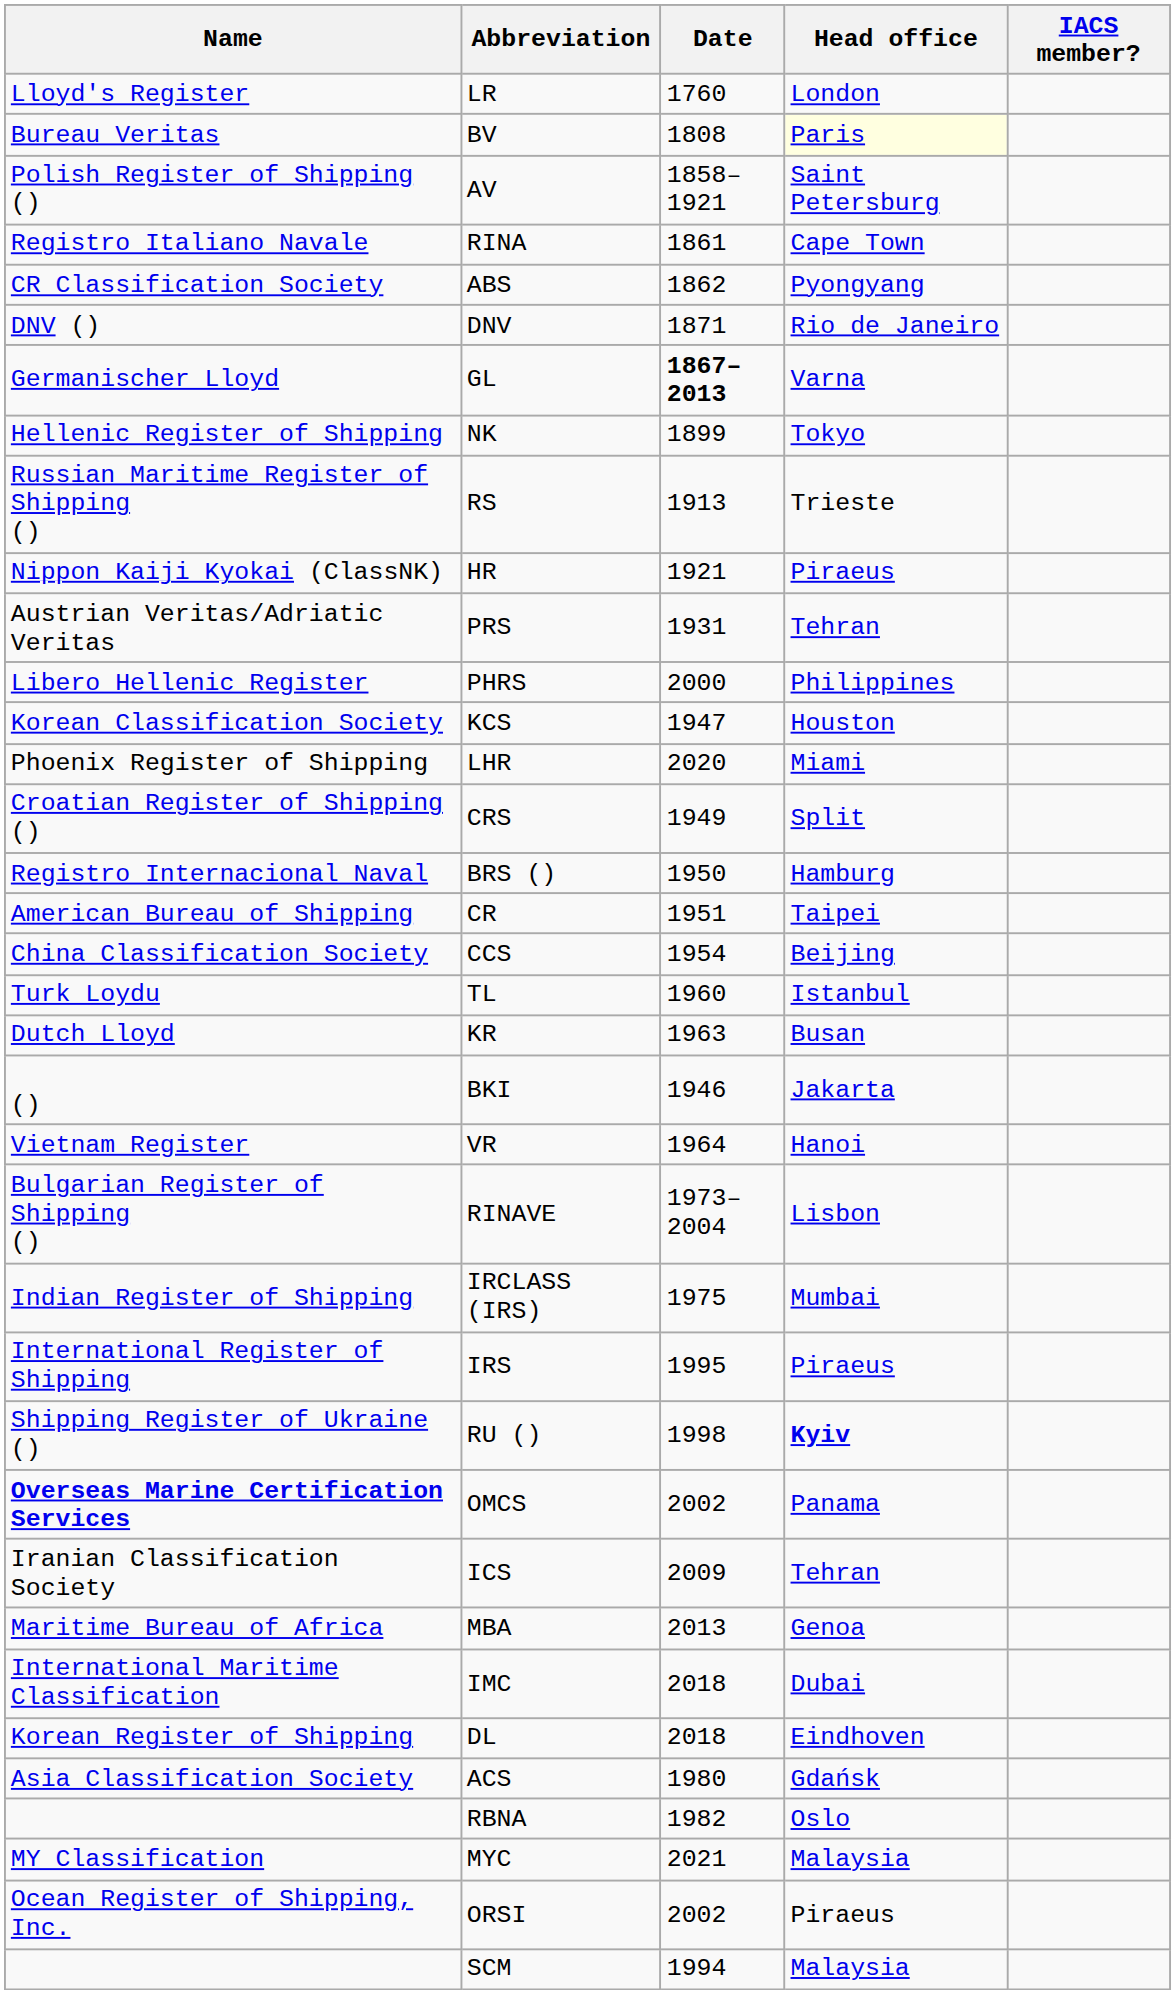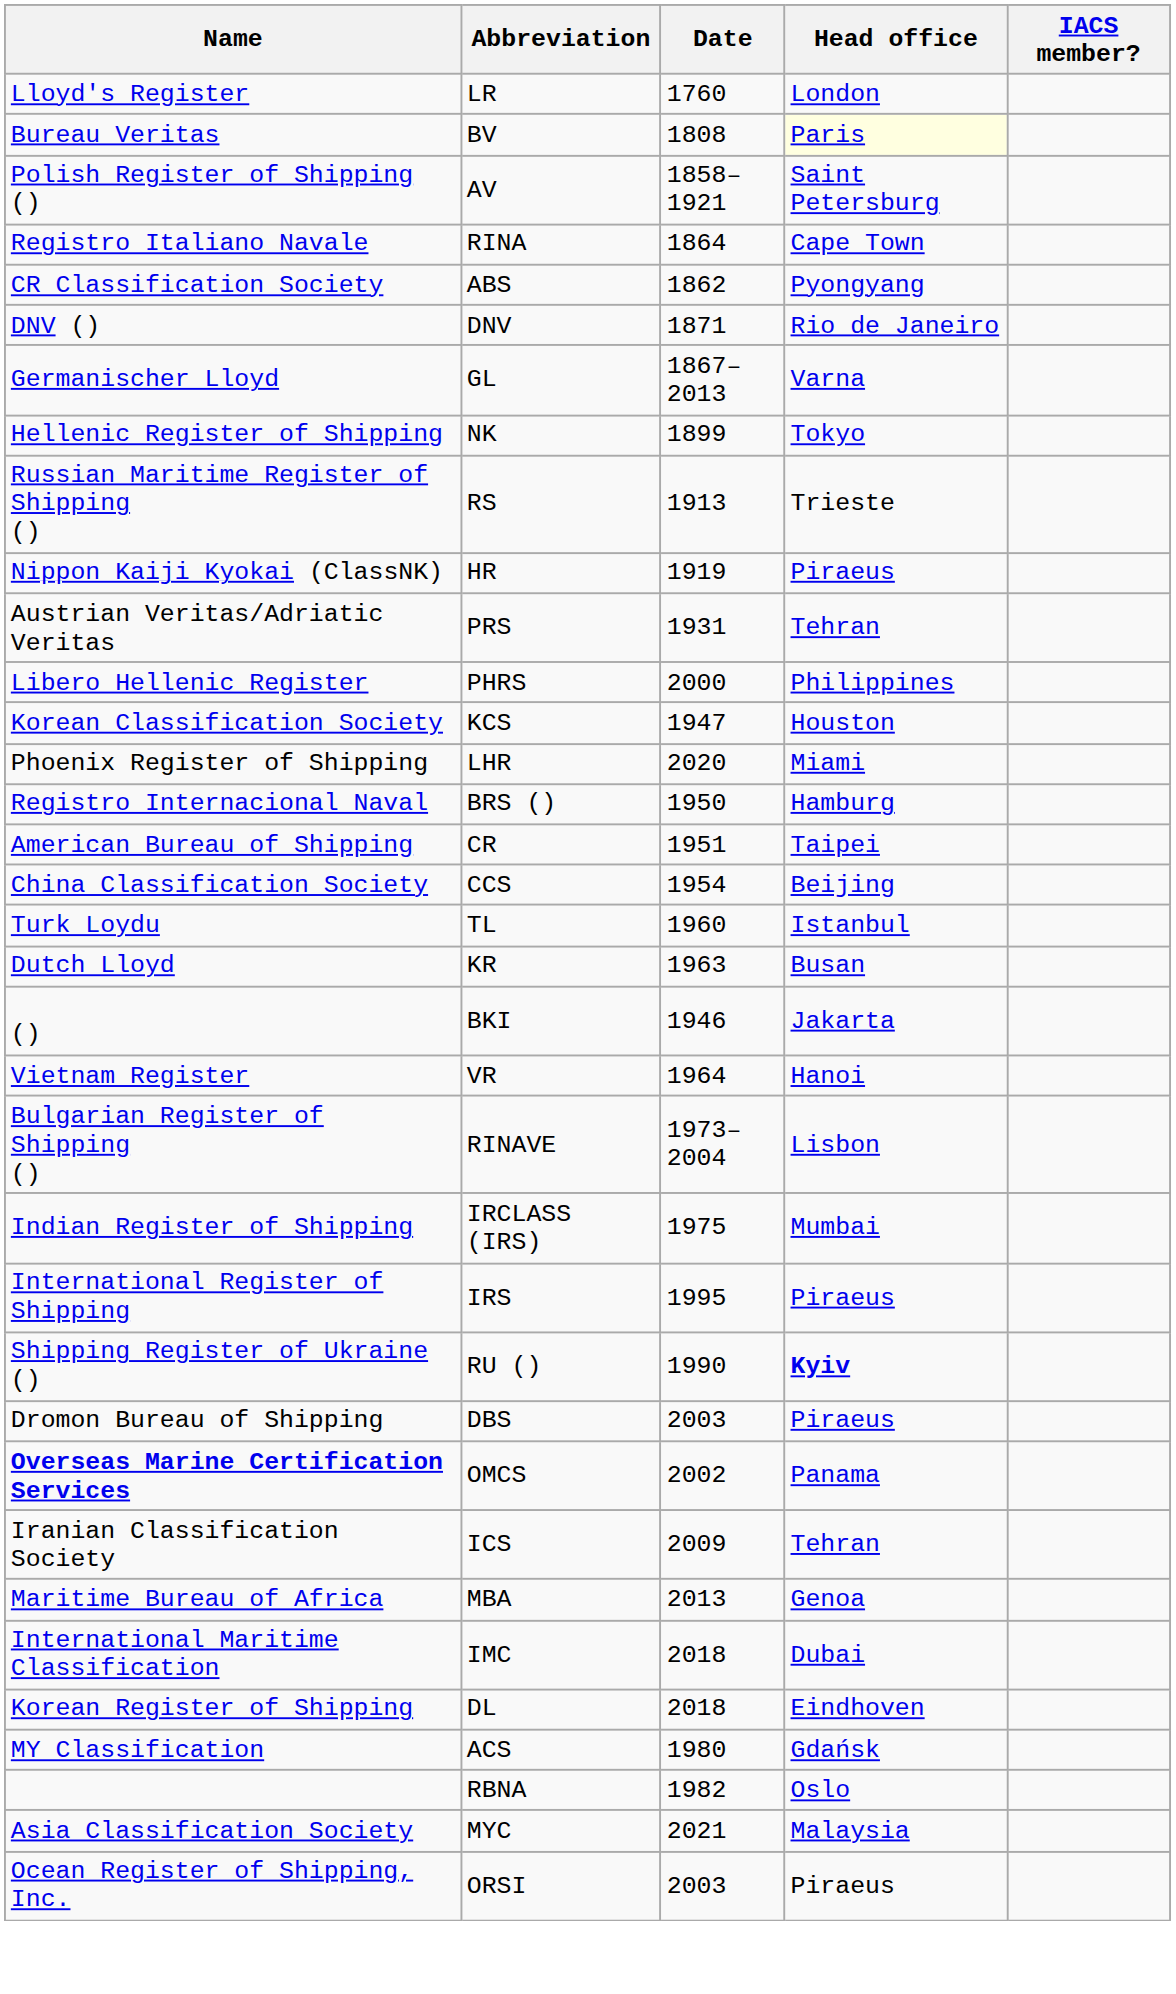(697, 244) 1861 -> (697, 244) 1864
(704, 380) bold -> (704, 380) normal
(697, 573) 1921 -> (697, 573) 1919
- row: (489, 818)
(697, 1435) 1998 -> (697, 1366) 1990
+ row: (489, 1421)
(212, 1779) Asia Classification Society -> (138, 1750) MY Classification
(138, 1860) MY Classification -> (212, 1831) Asia Classification Society
(697, 1914) 2002 -> (697, 1886) 2003
- row: (489, 1969)
